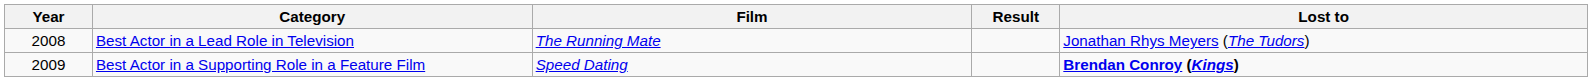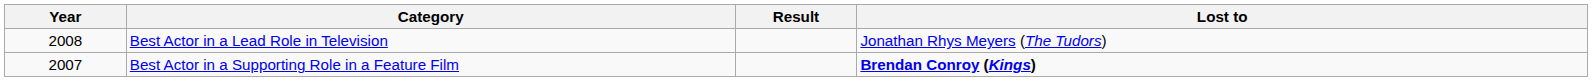- column: (752, 17)
(48, 65) 2009 -> (65, 65) 2007
